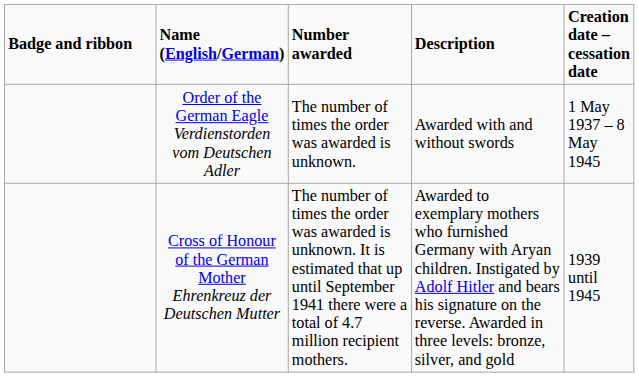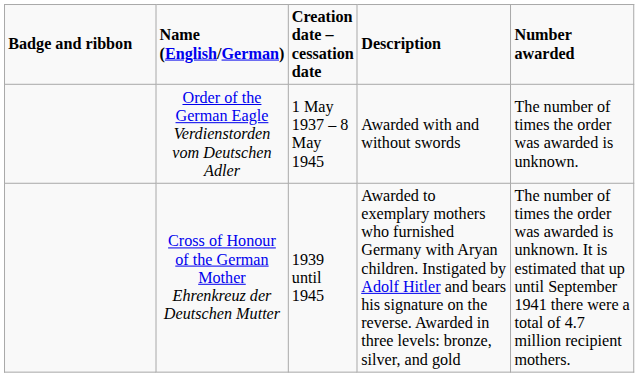columns swapped: (599, 44) <-> (322, 44)
